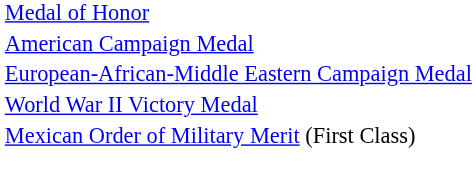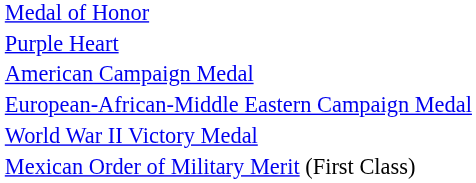+ row: (62, 43)
